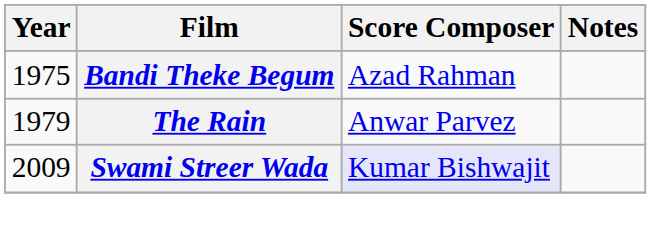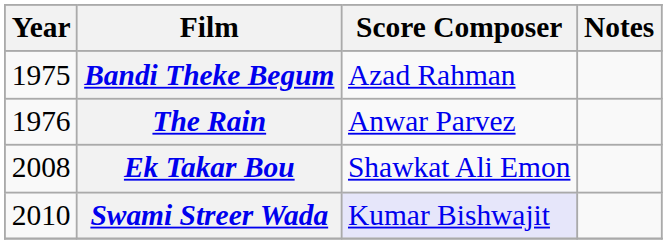(41, 121) 1979 -> (41, 121) 1976
+ row: (209, 167)
(41, 167) 2009 -> (41, 214) 2010
